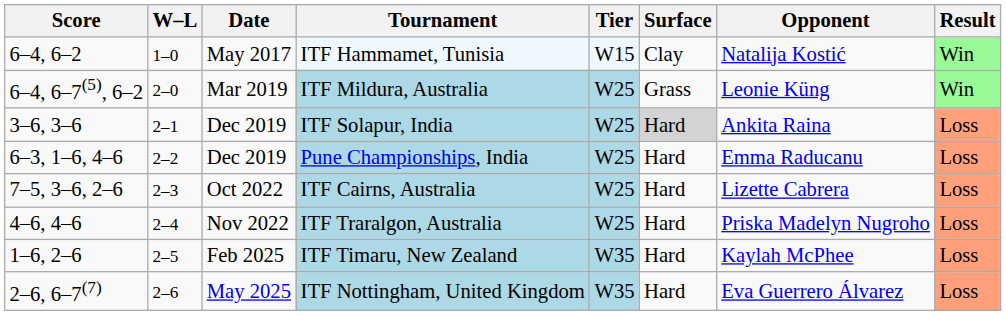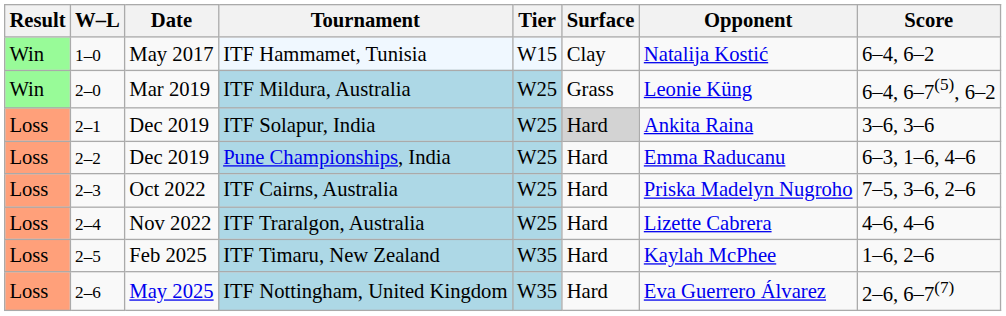columns swapped: (967, 20) <-> (76, 20)
(785, 190) Lizette Cabrera -> (748, 190) Priska Madelyn Nugroho
(826, 222) Priska Madelyn Nugroho -> (708, 222) Lizette Cabrera
